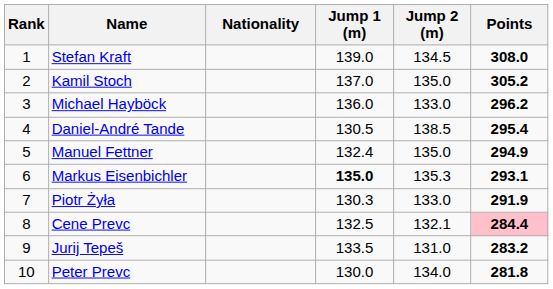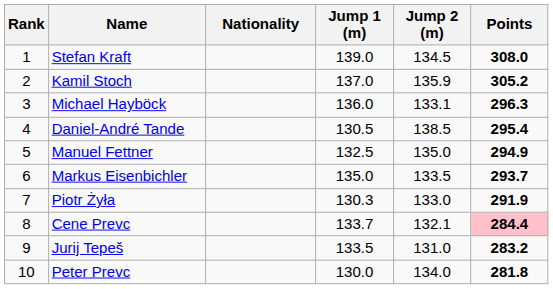(432, 81) 135.0 -> (432, 81) 135.9
(432, 104) 133.0 -> (432, 104) 133.1
(509, 104) 296.2 -> (509, 104) 296.3
(355, 152) 132.4 -> (355, 152) 132.5
(355, 176) bold -> (355, 176) normal
(432, 176) 135.3 -> (432, 176) 133.5
(509, 176) 293.1 -> (509, 176) 293.7
(355, 224) 132.5 -> (355, 224) 133.7
